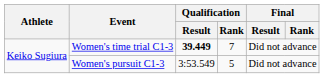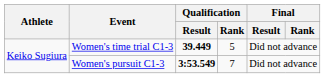(232, 47) 7 -> (232, 47) 5
(196, 64) normal -> (197, 64) bold
(232, 64) 5 -> (232, 64) 7
